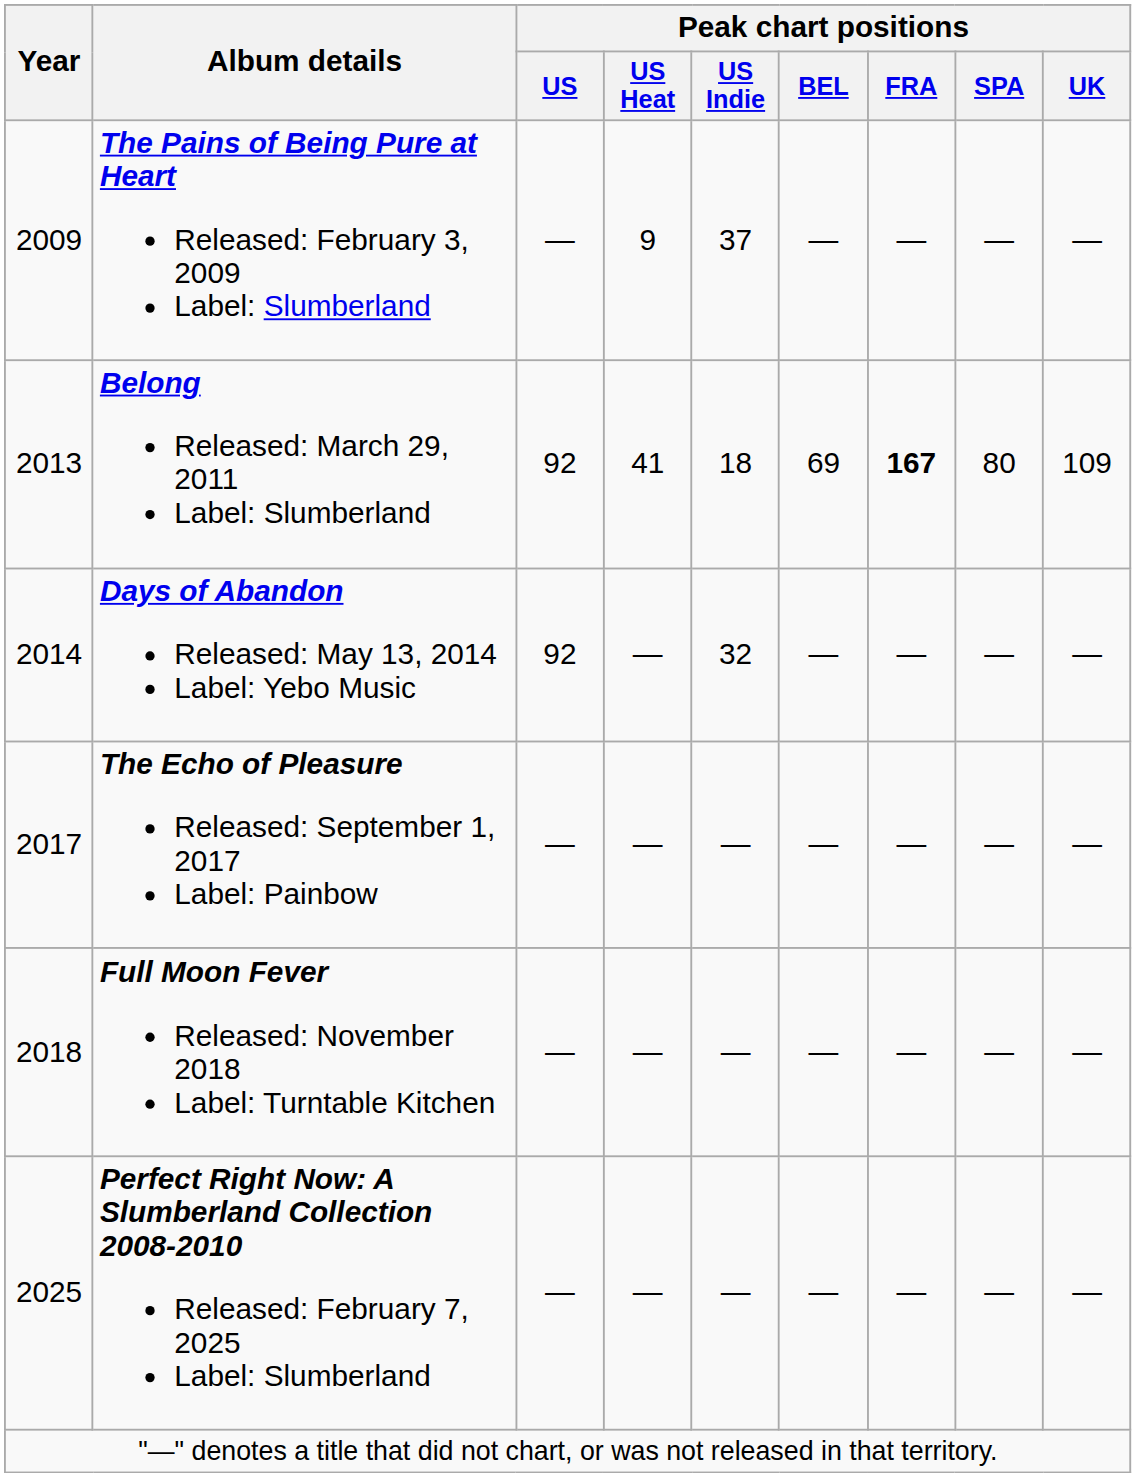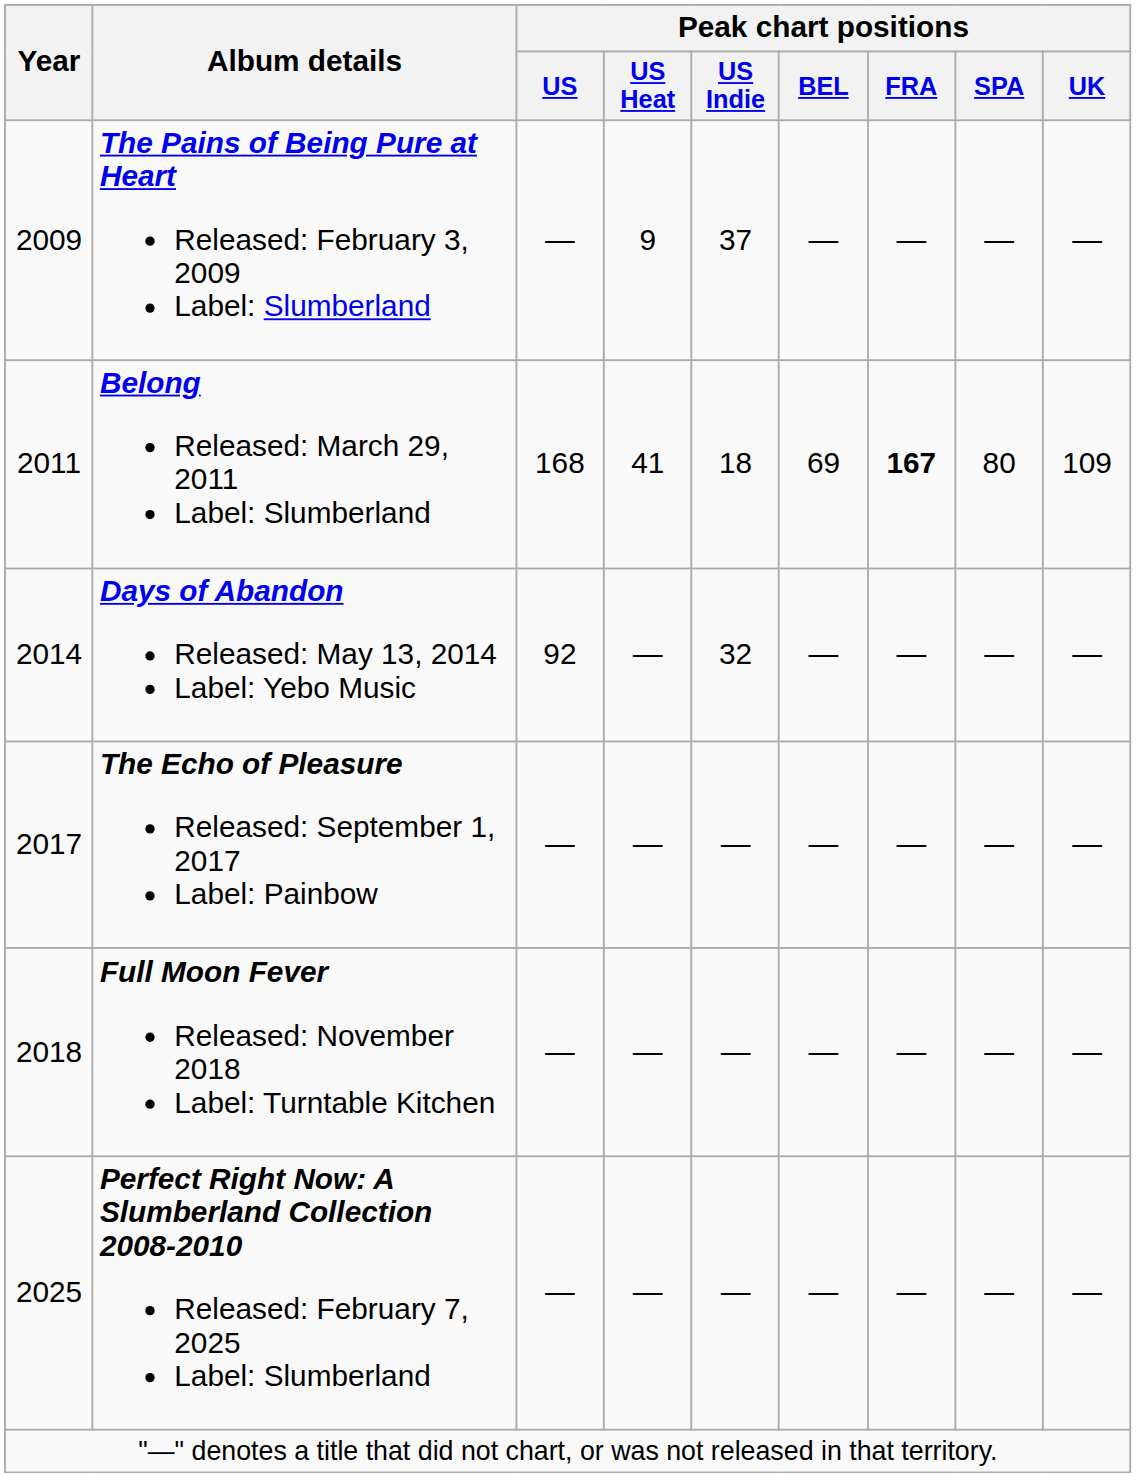(49, 463) 2013 -> (49, 463) 2011
(560, 463) 92 -> (560, 463) 168
